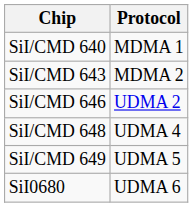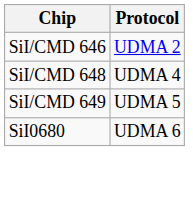- row: (57, 46)
- row: (57, 74)
